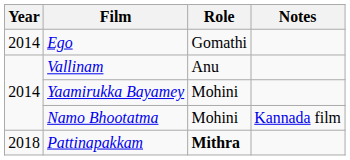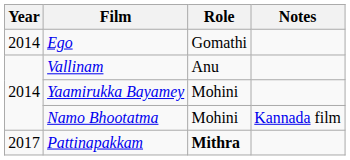(24, 142) 2018 -> (24, 142) 2017
